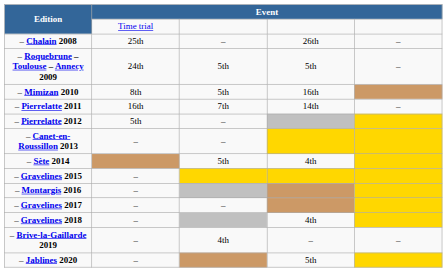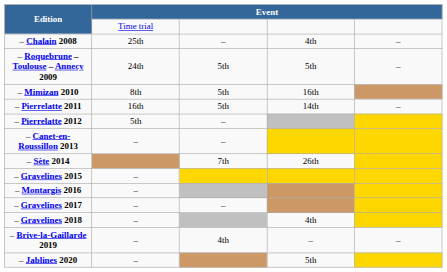(311, 41) 26th -> (311, 41) 4th
(223, 106) 7th -> (223, 106) 5th
(223, 161) 5th -> (223, 161) 7th
(311, 161) 4th -> (311, 161) 26th
